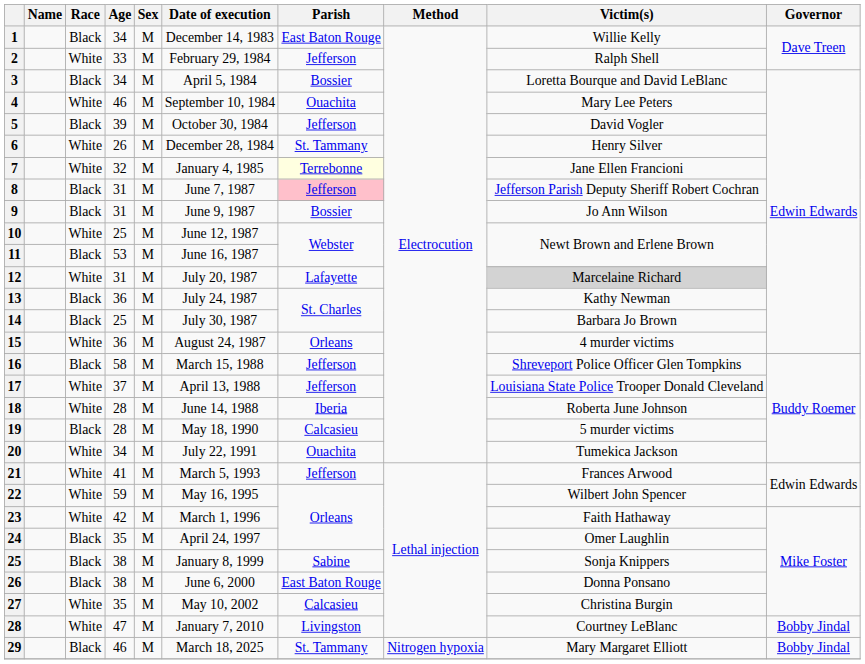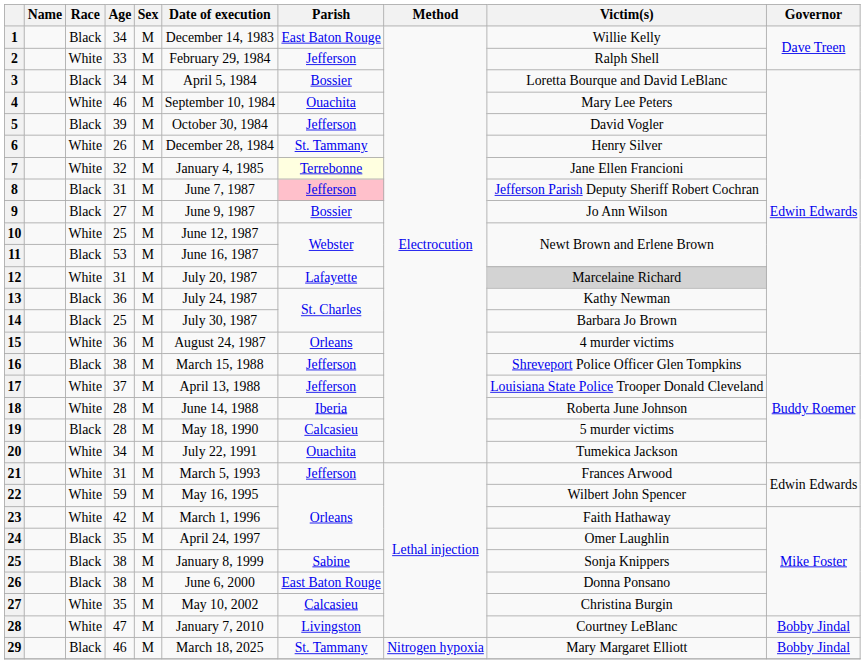(120, 211) 31 -> (120, 211) 27
(120, 364) 58 -> (120, 364) 38
(120, 473) 41 -> (120, 473) 31
